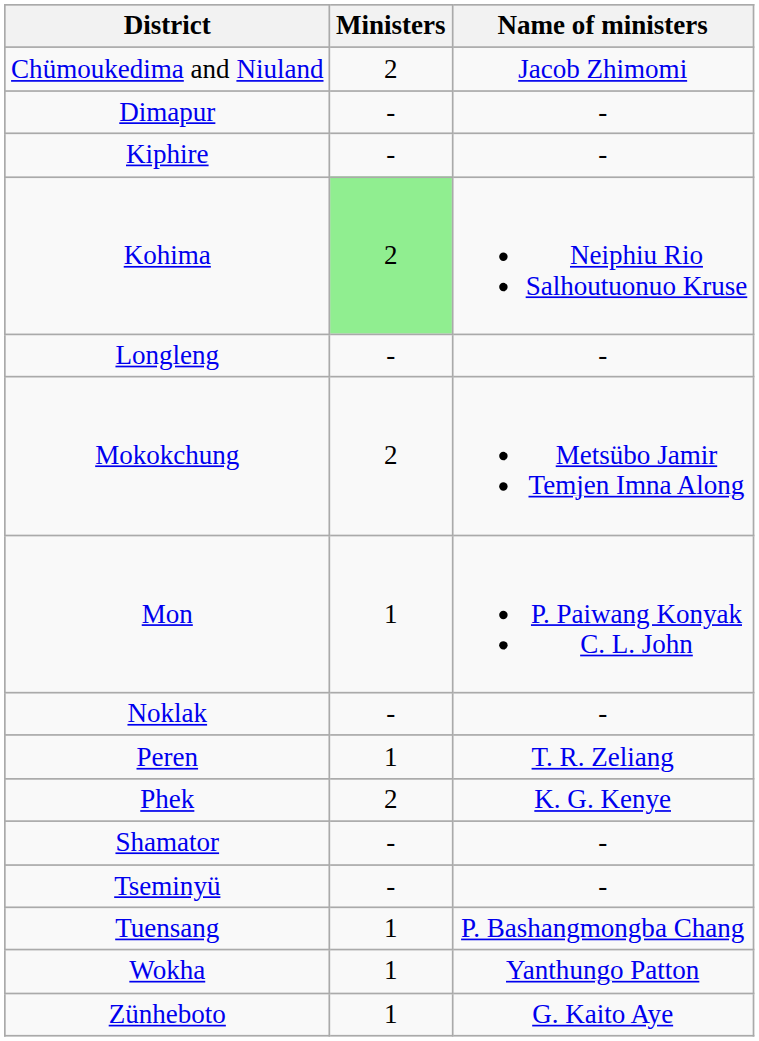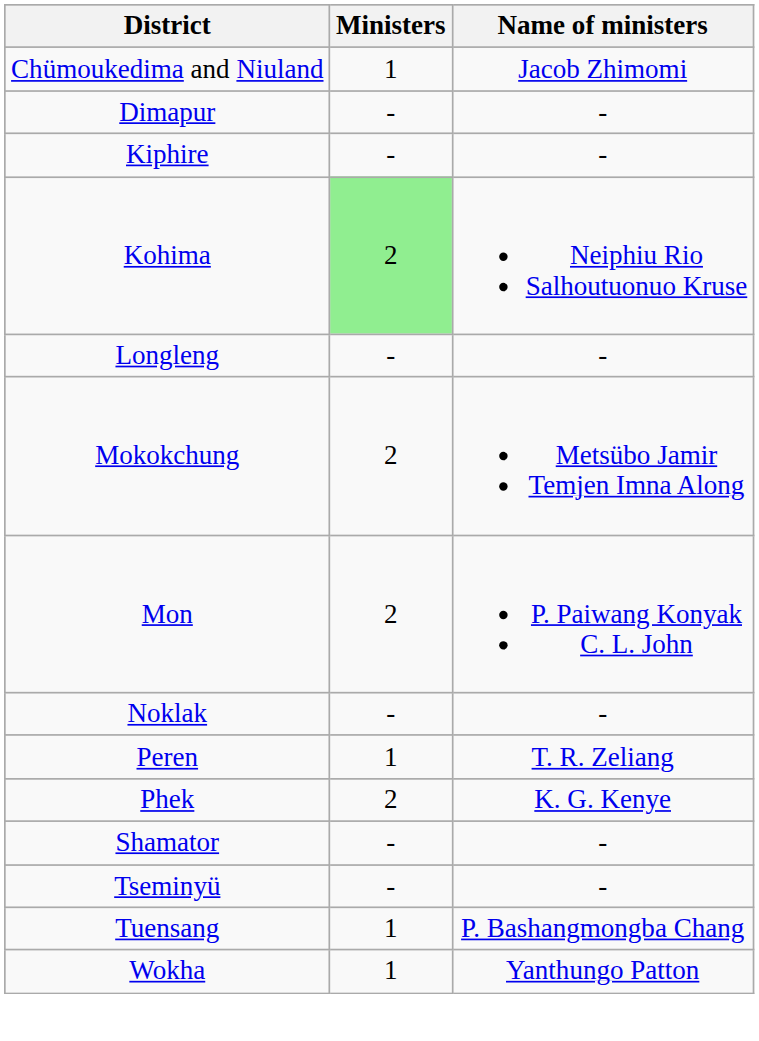(391, 68) 2 -> (391, 68) 1
(391, 613) 1 -> (391, 613) 2
- row: (167, 1013)
